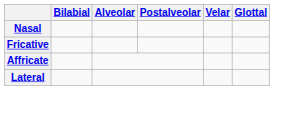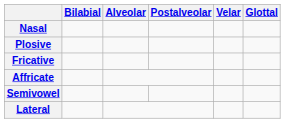+ row: (33, 45)
+ row: (33, 93)
